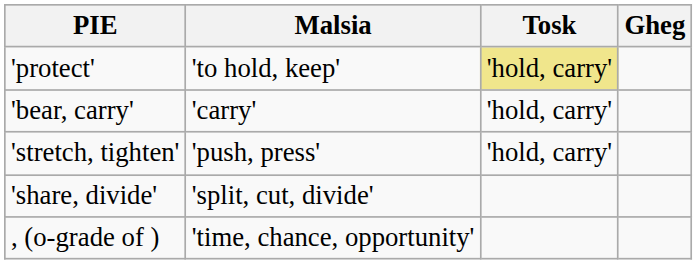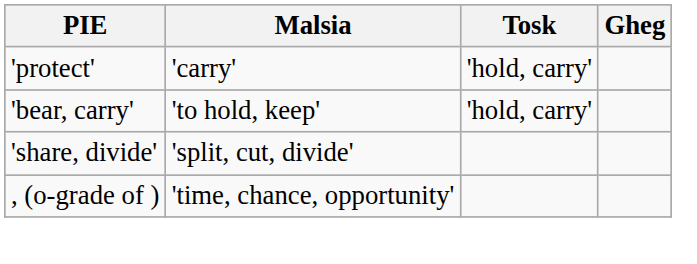(266, 68) 'to hold, keep' -> (204, 68) 'carry'
(549, 68) khaki background -> (529, 68) no background
(224, 110) 'carry' -> (246, 110) 'to hold, keep'
- row: (95, 152)
